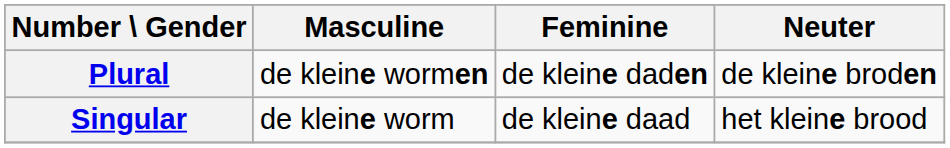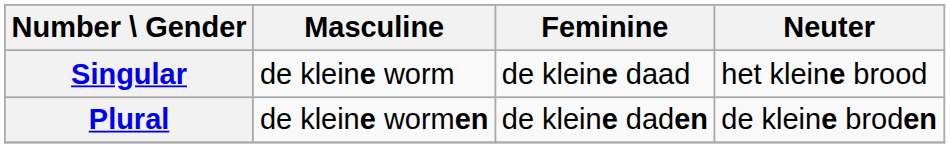rows swapped: (129, 119) <-> (129, 73)
